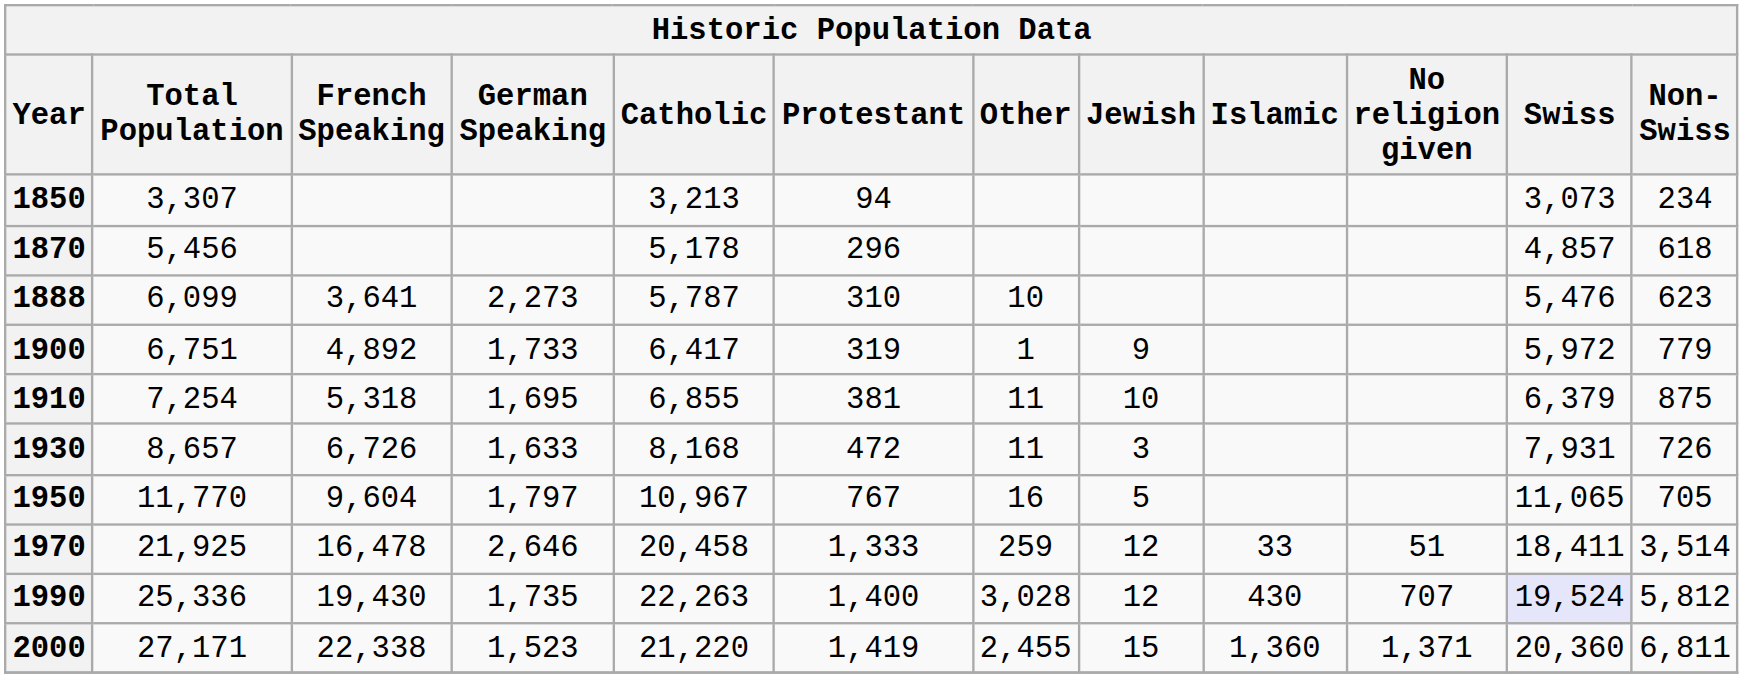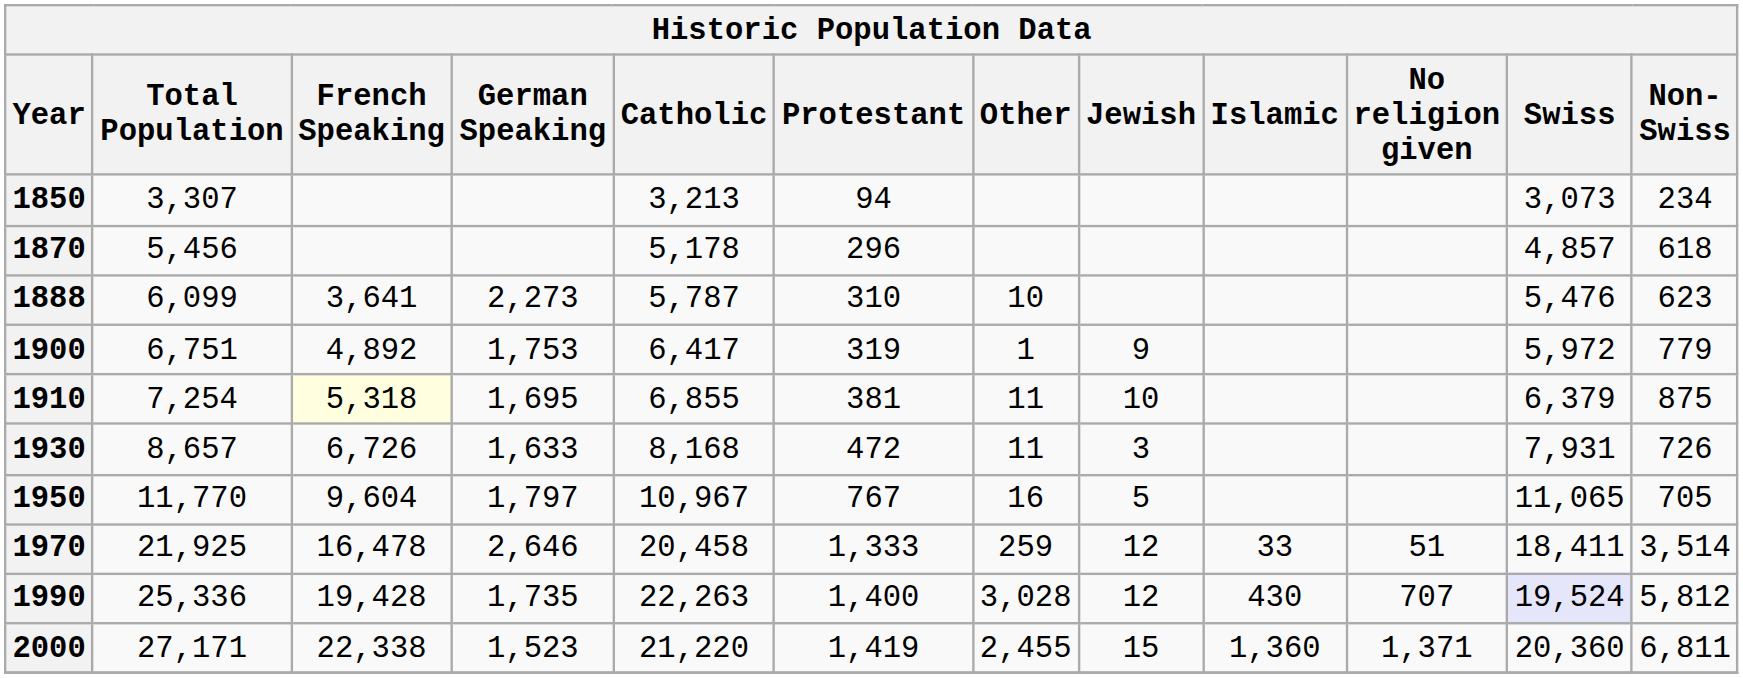(533, 350) 1,733 -> (533, 350) 1,753
(372, 399) no background -> (372, 399) lightyellow background
(372, 598) 19,430 -> (372, 598) 19,428
